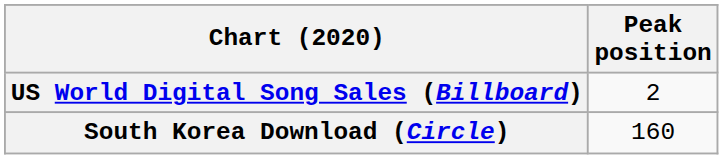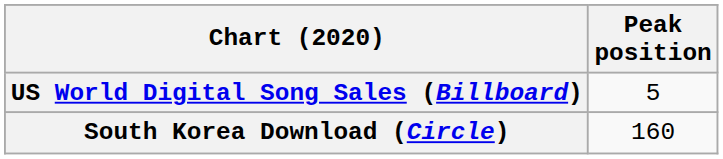(653, 93) 2 -> (653, 93) 5
